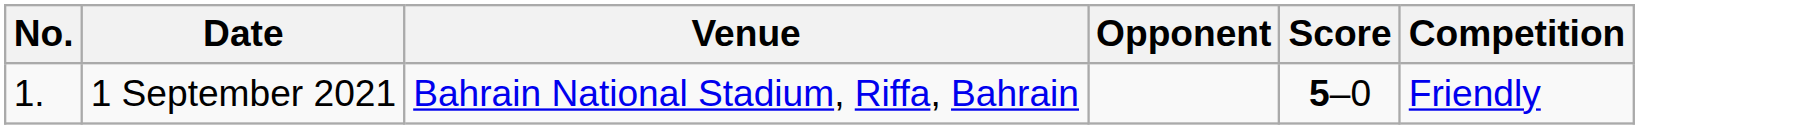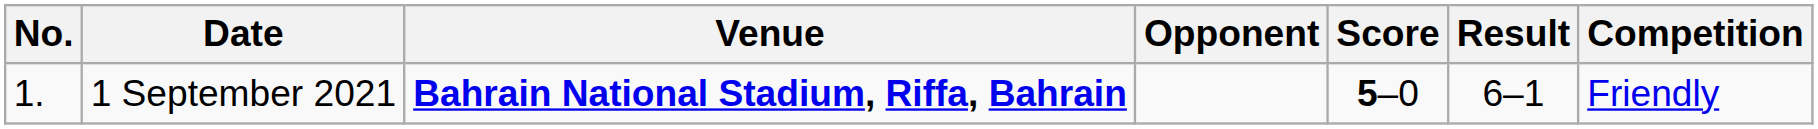+ column: (1513, 33)
(746, 92) normal -> (770, 92) bold
